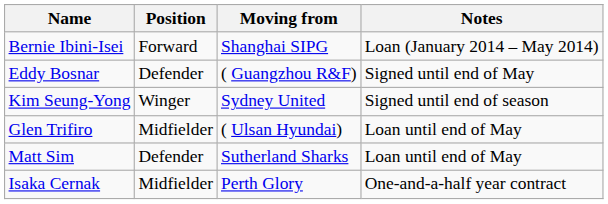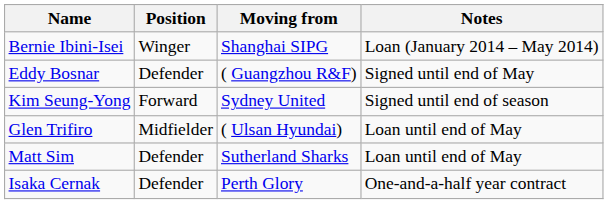(168, 45) Forward -> (164, 45) Winger
(164, 101) Winger -> (168, 101) Forward
(176, 184) Midfielder -> (171, 184) Defender
